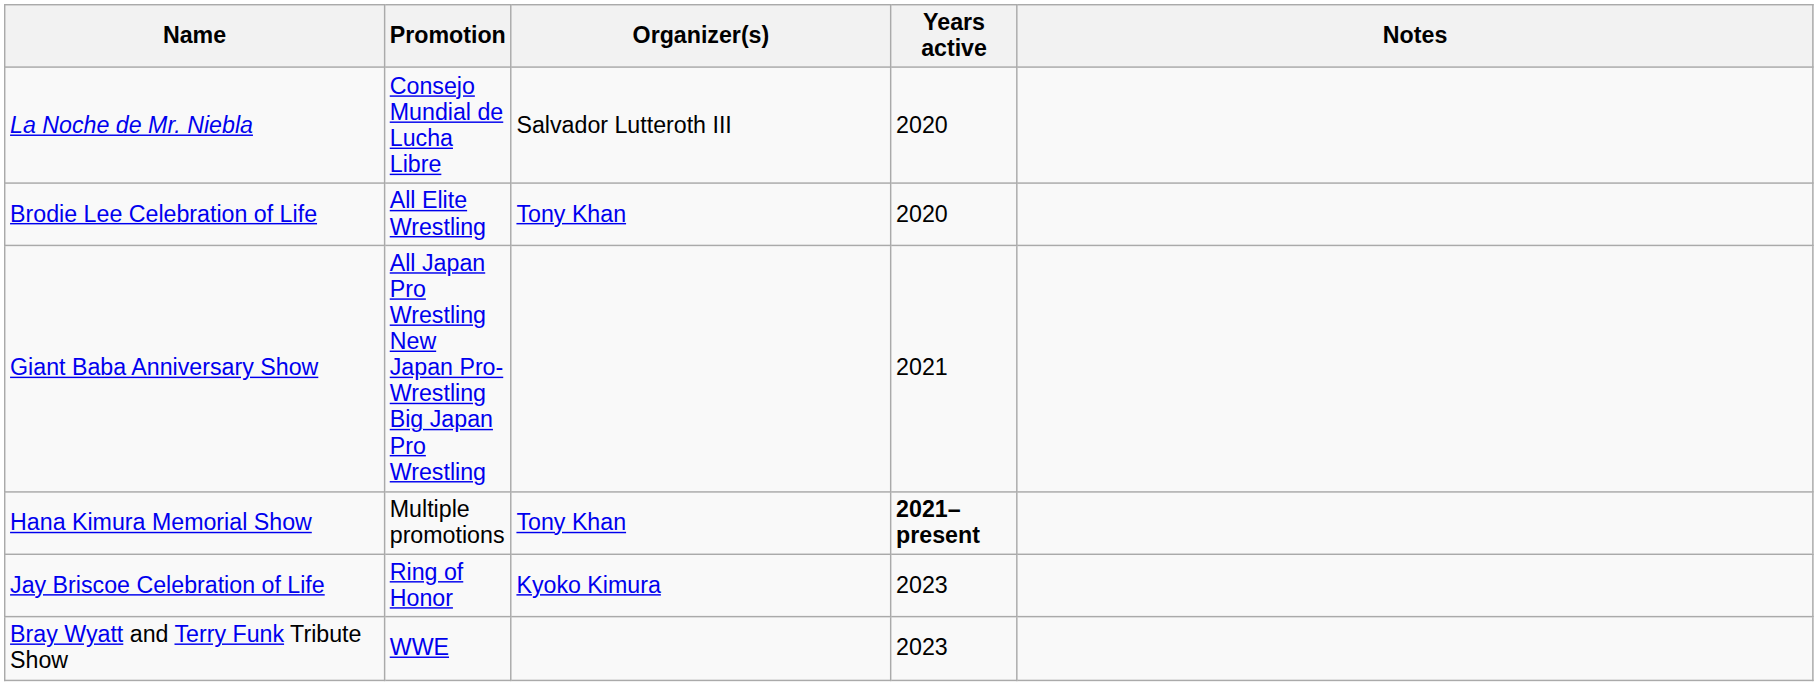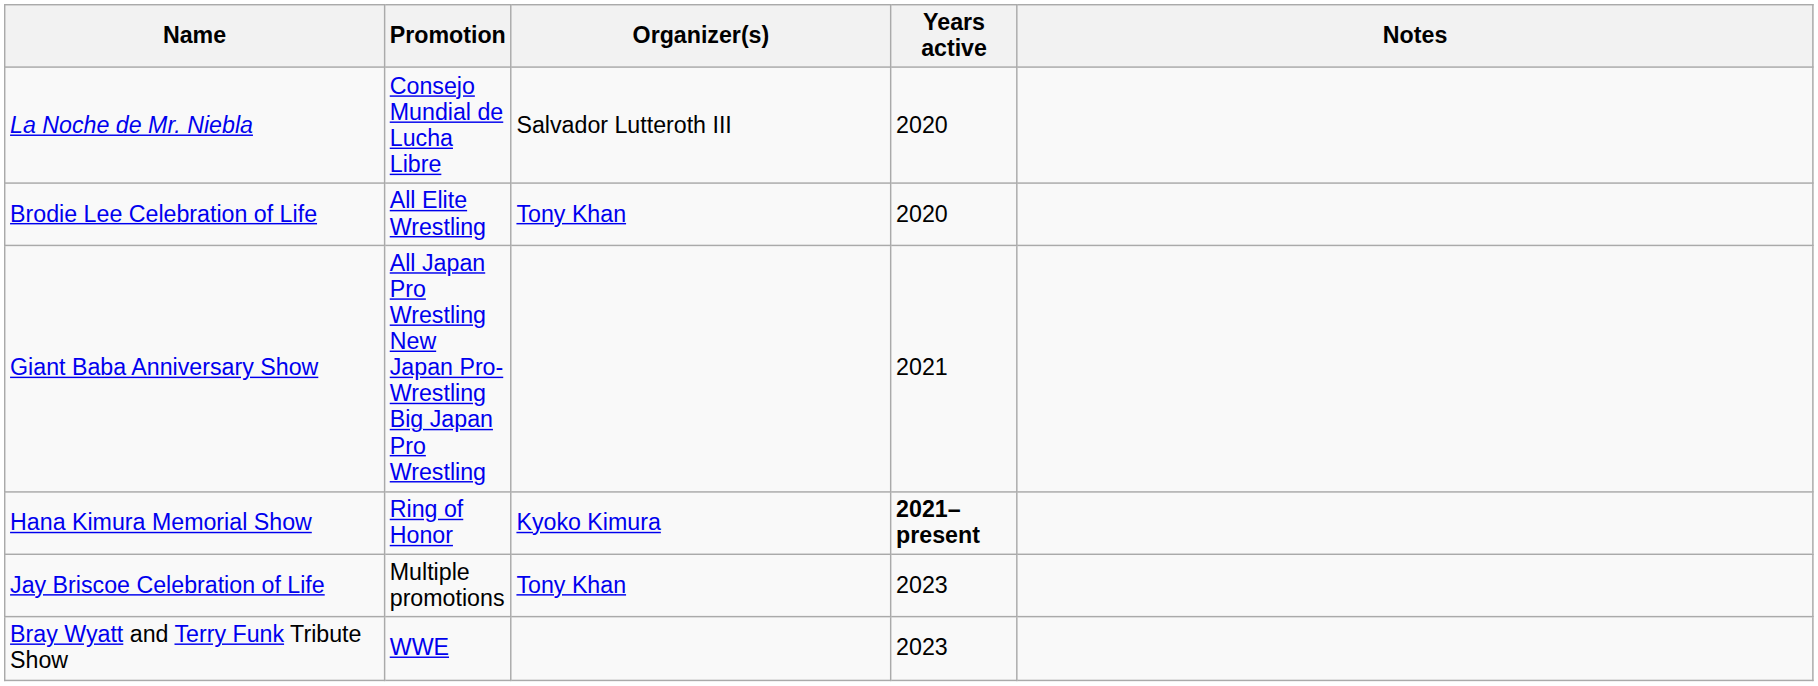(447, 522) Multiple promotions -> (427, 522) Ring of Honor
(571, 522) Tony Khan -> (589, 522) Kyoko Kimura
(427, 585) Ring of Honor -> (447, 585) Multiple promotions
(589, 585) Kyoko Kimura -> (571, 585) Tony Khan
